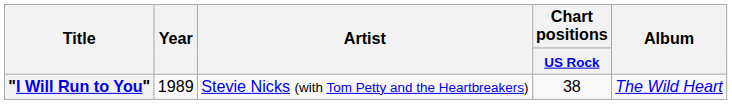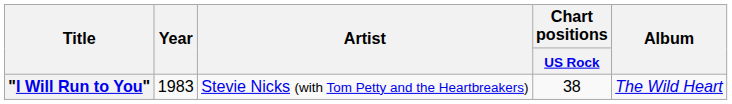(176, 86) 1989 -> (176, 86) 1983
